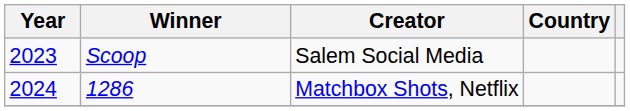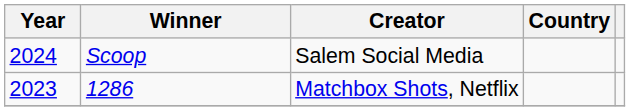(33, 55) 2023 -> (33, 55) 2024
(33, 88) 2024 -> (33, 88) 2023
